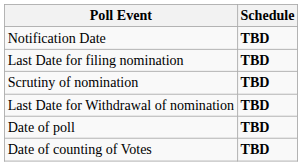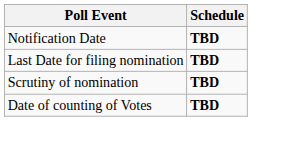- row: (121, 104)
- row: (41, 127)
